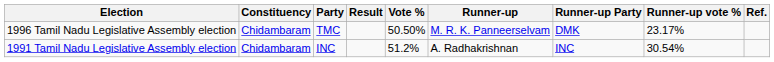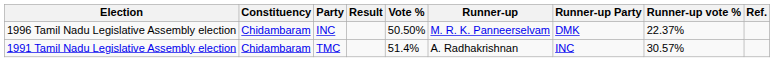(328, 30) TMC -> (326, 30) INC
(665, 30) 23.17% -> (665, 30) 22.37%
(326, 48) INC -> (328, 48) TMC
(404, 48) 51.2% -> (404, 48) 51.4%
(665, 48) 30.54% -> (665, 48) 30.57%
